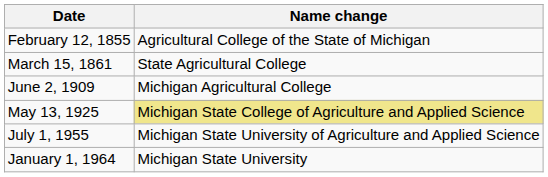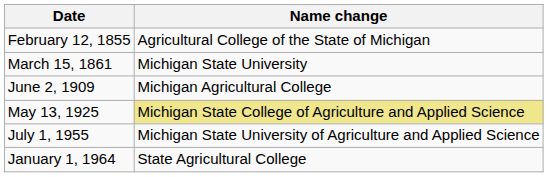(222, 64) State Agricultural College -> (222, 64) Michigan State University
(222, 159) Michigan State University -> (222, 159) State Agricultural College
